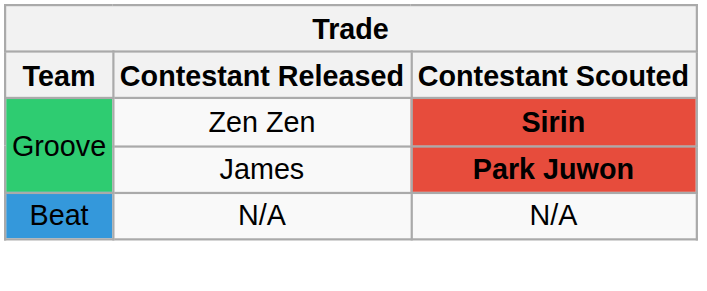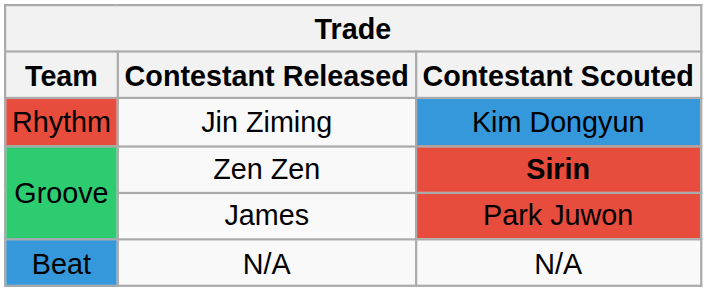+ row: (267, 122)
(553, 169) bold -> (558, 216) normal
